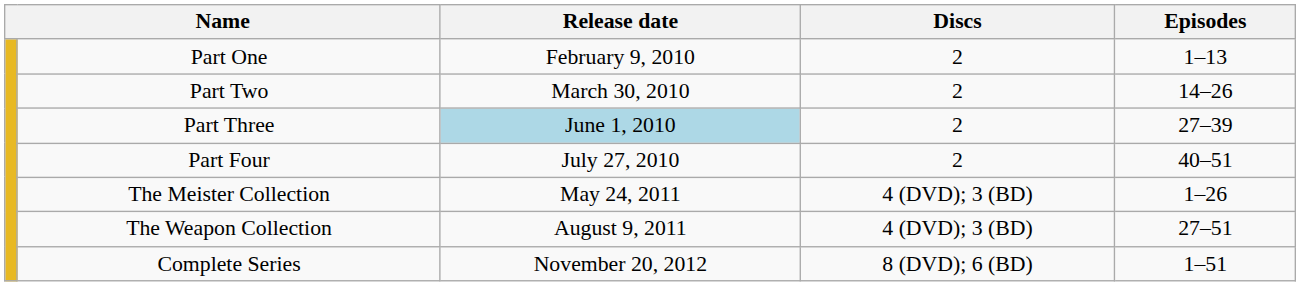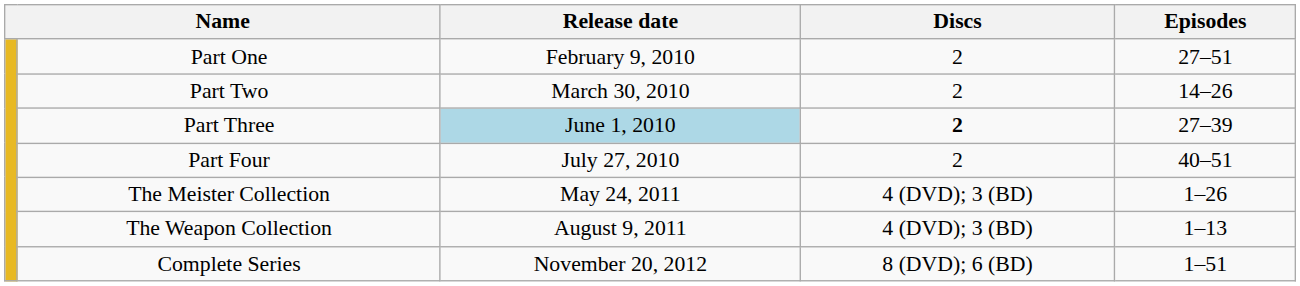(1205, 56) 1–13 -> (1205, 56) 27–51
(958, 125) normal -> (958, 125) bold
(1205, 228) 27–51 -> (1205, 228) 1–13
